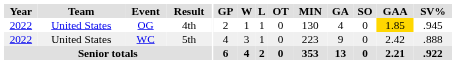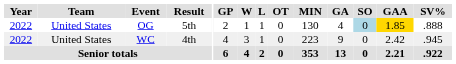(189, 25) 4th -> (189, 25) 5th
(365, 25) no background -> (365, 25) lightblue background
(433, 25) .945 -> (433, 25) .888
(189, 39) 5th -> (189, 39) 4th
(433, 39) .888 -> (433, 39) .945
